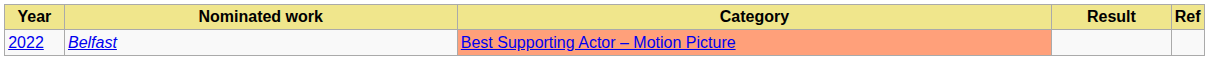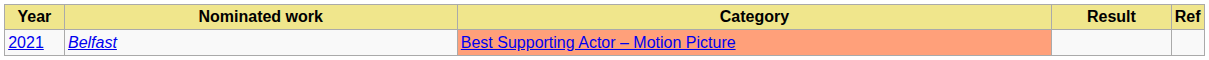(26, 42) 2022 -> (26, 42) 2021
